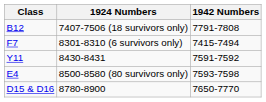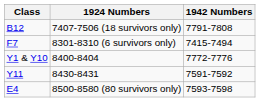+ row: (75, 58)
- row: (82, 89)
